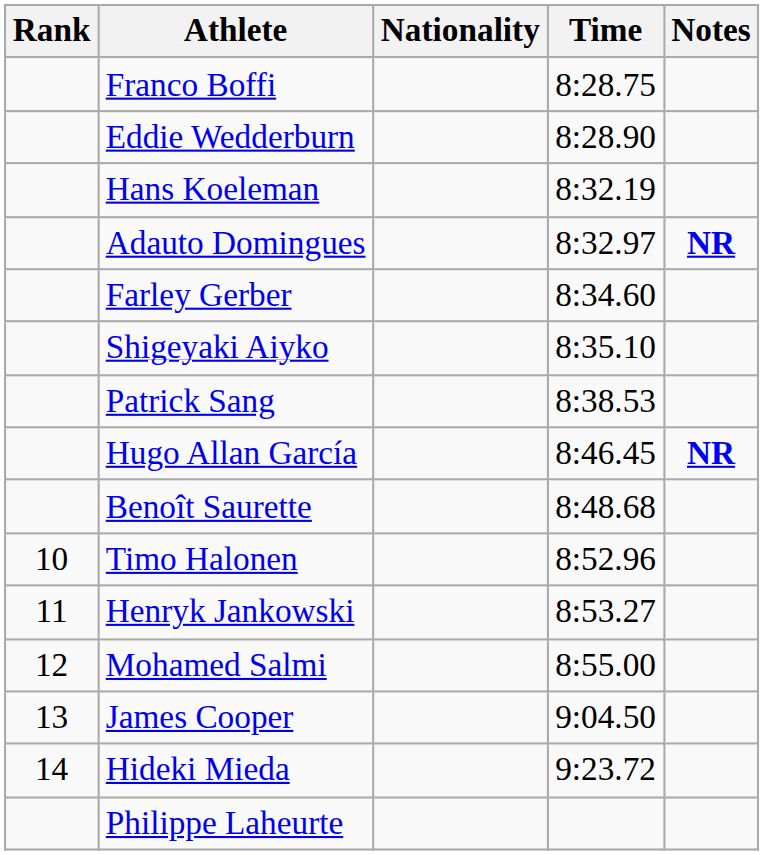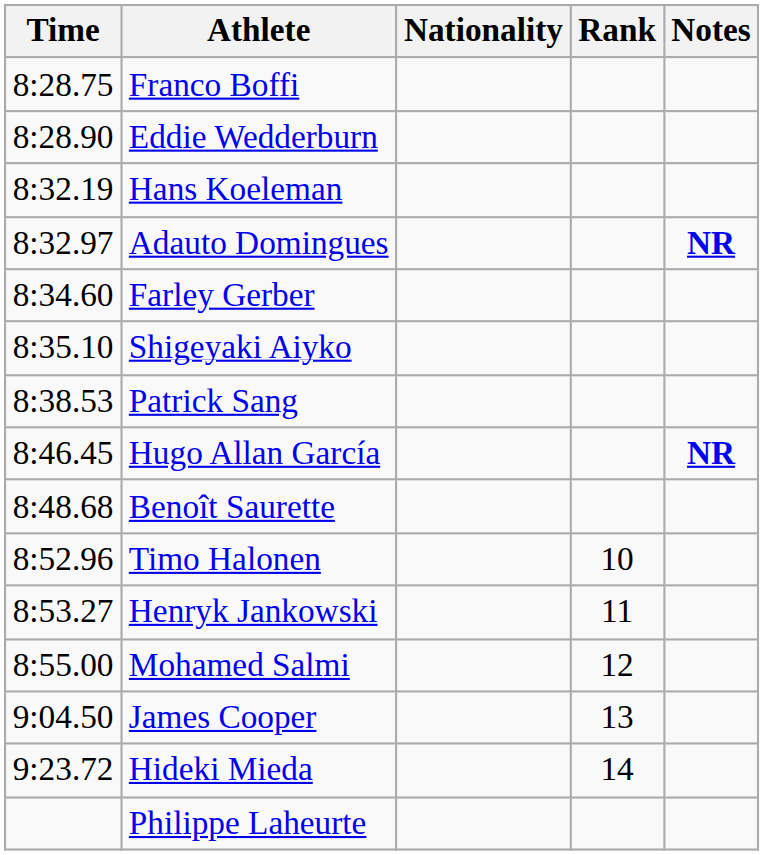columns swapped: (52, 30) <-> (606, 30)
